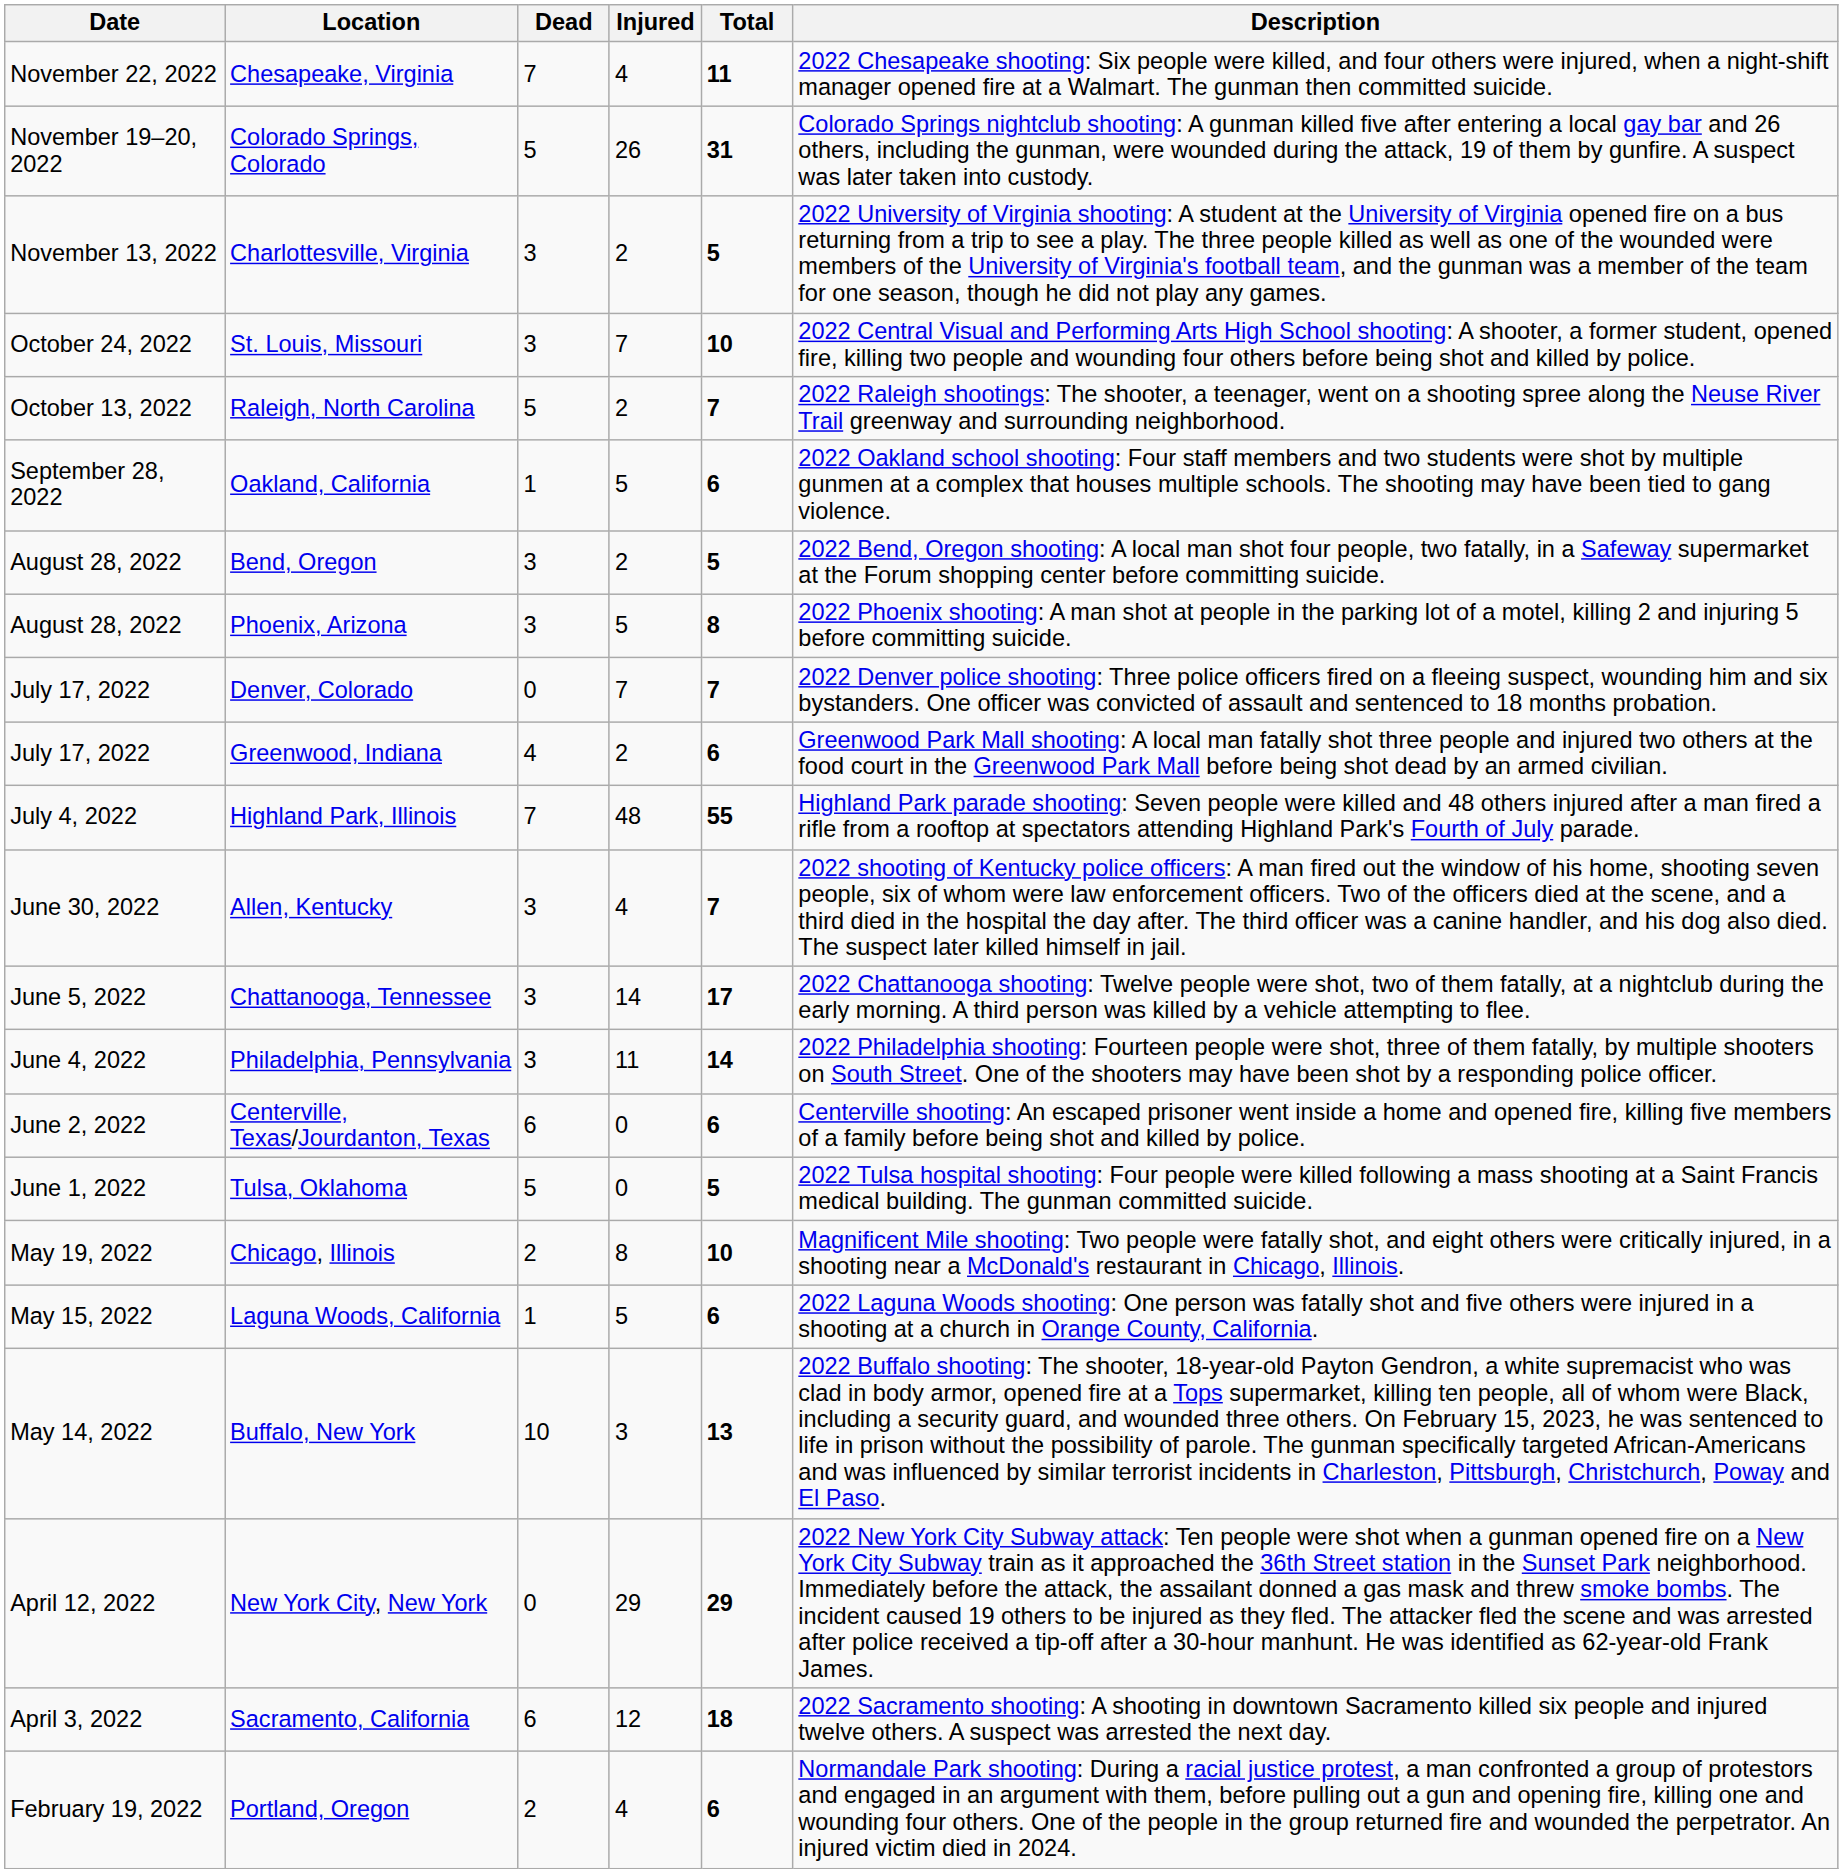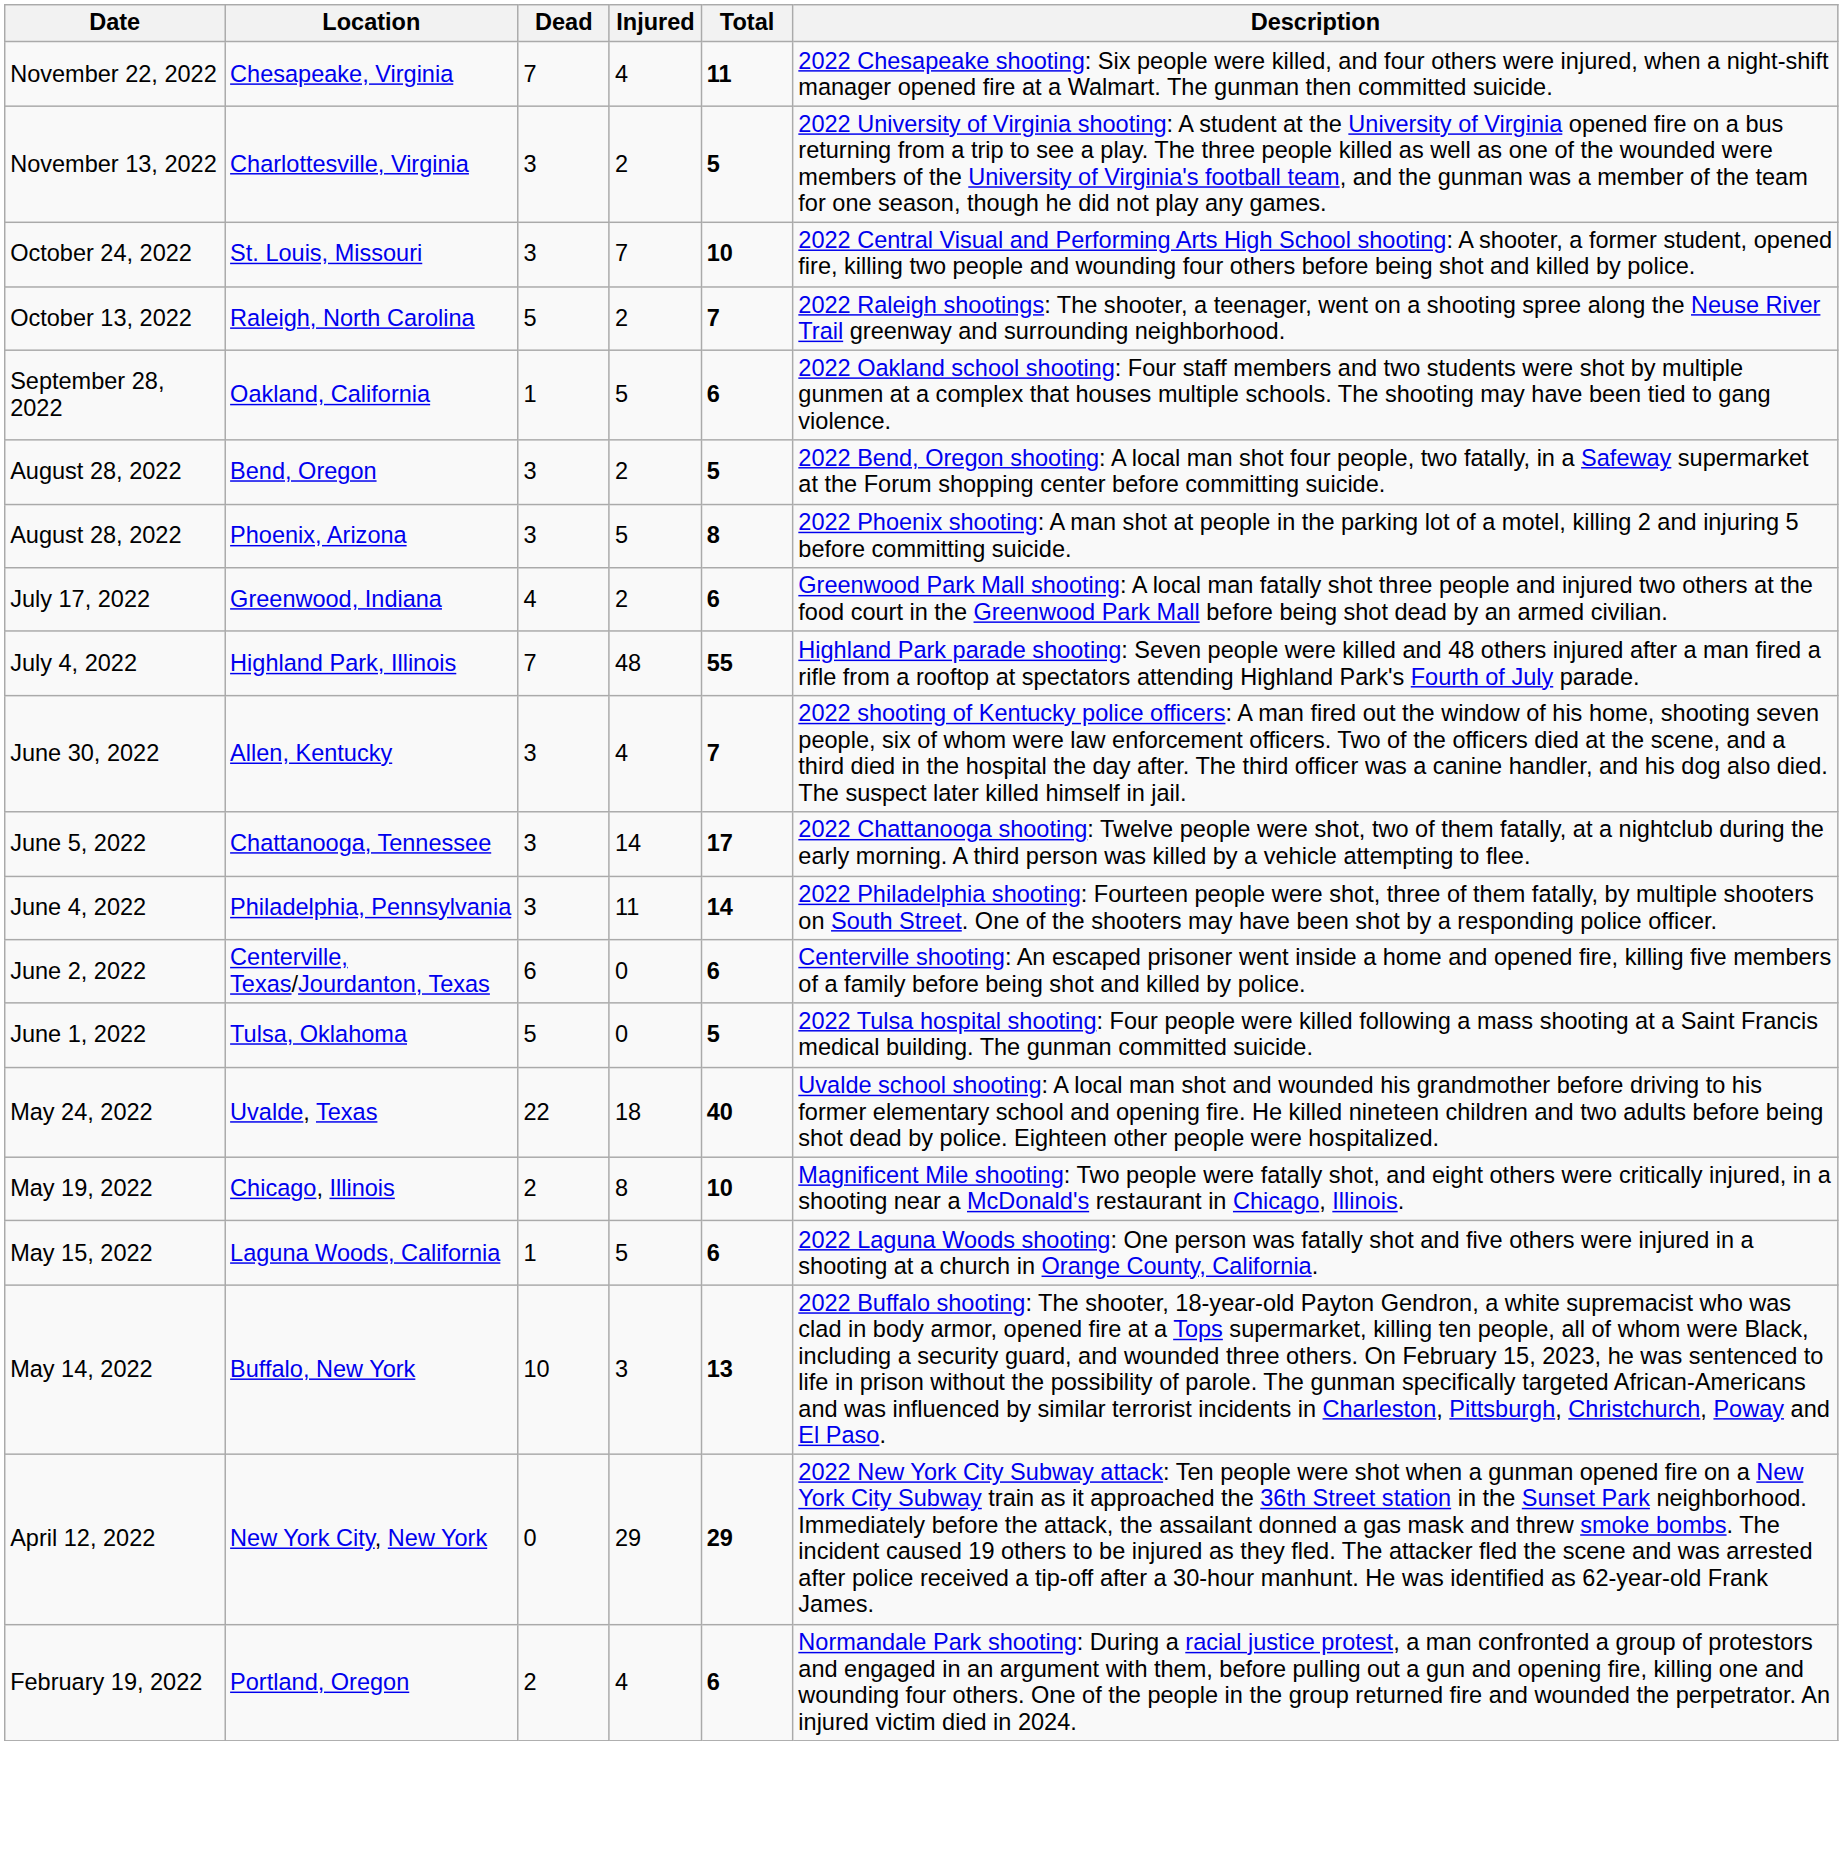- row: (324, 150)
- row: (322, 689)
+ row: (304, 1111)
- row: (350, 1719)
